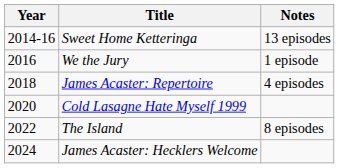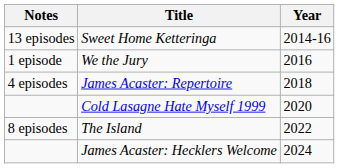columns swapped: (31, 15) <-> (297, 15)
